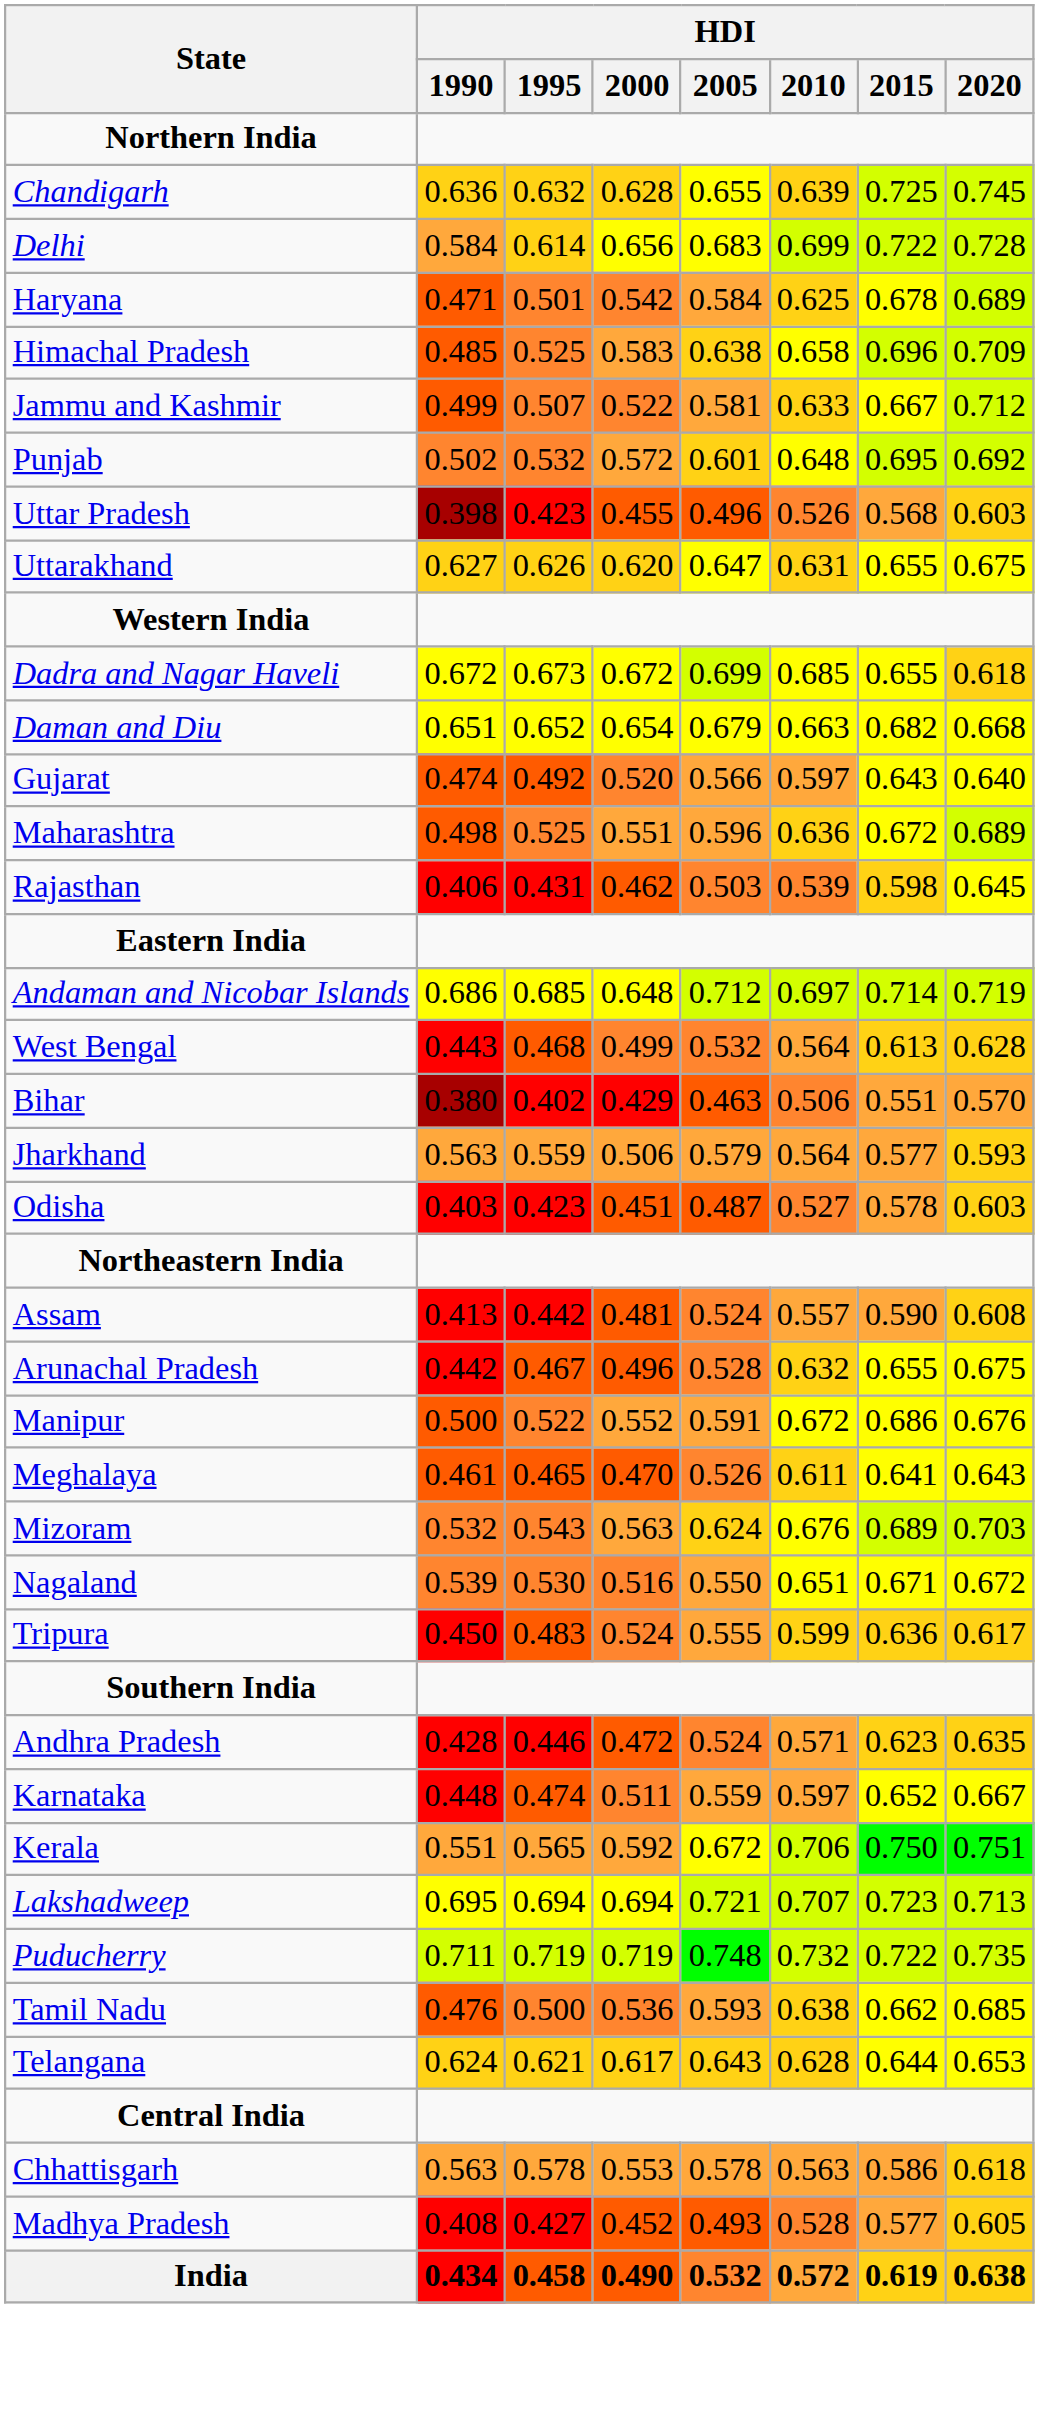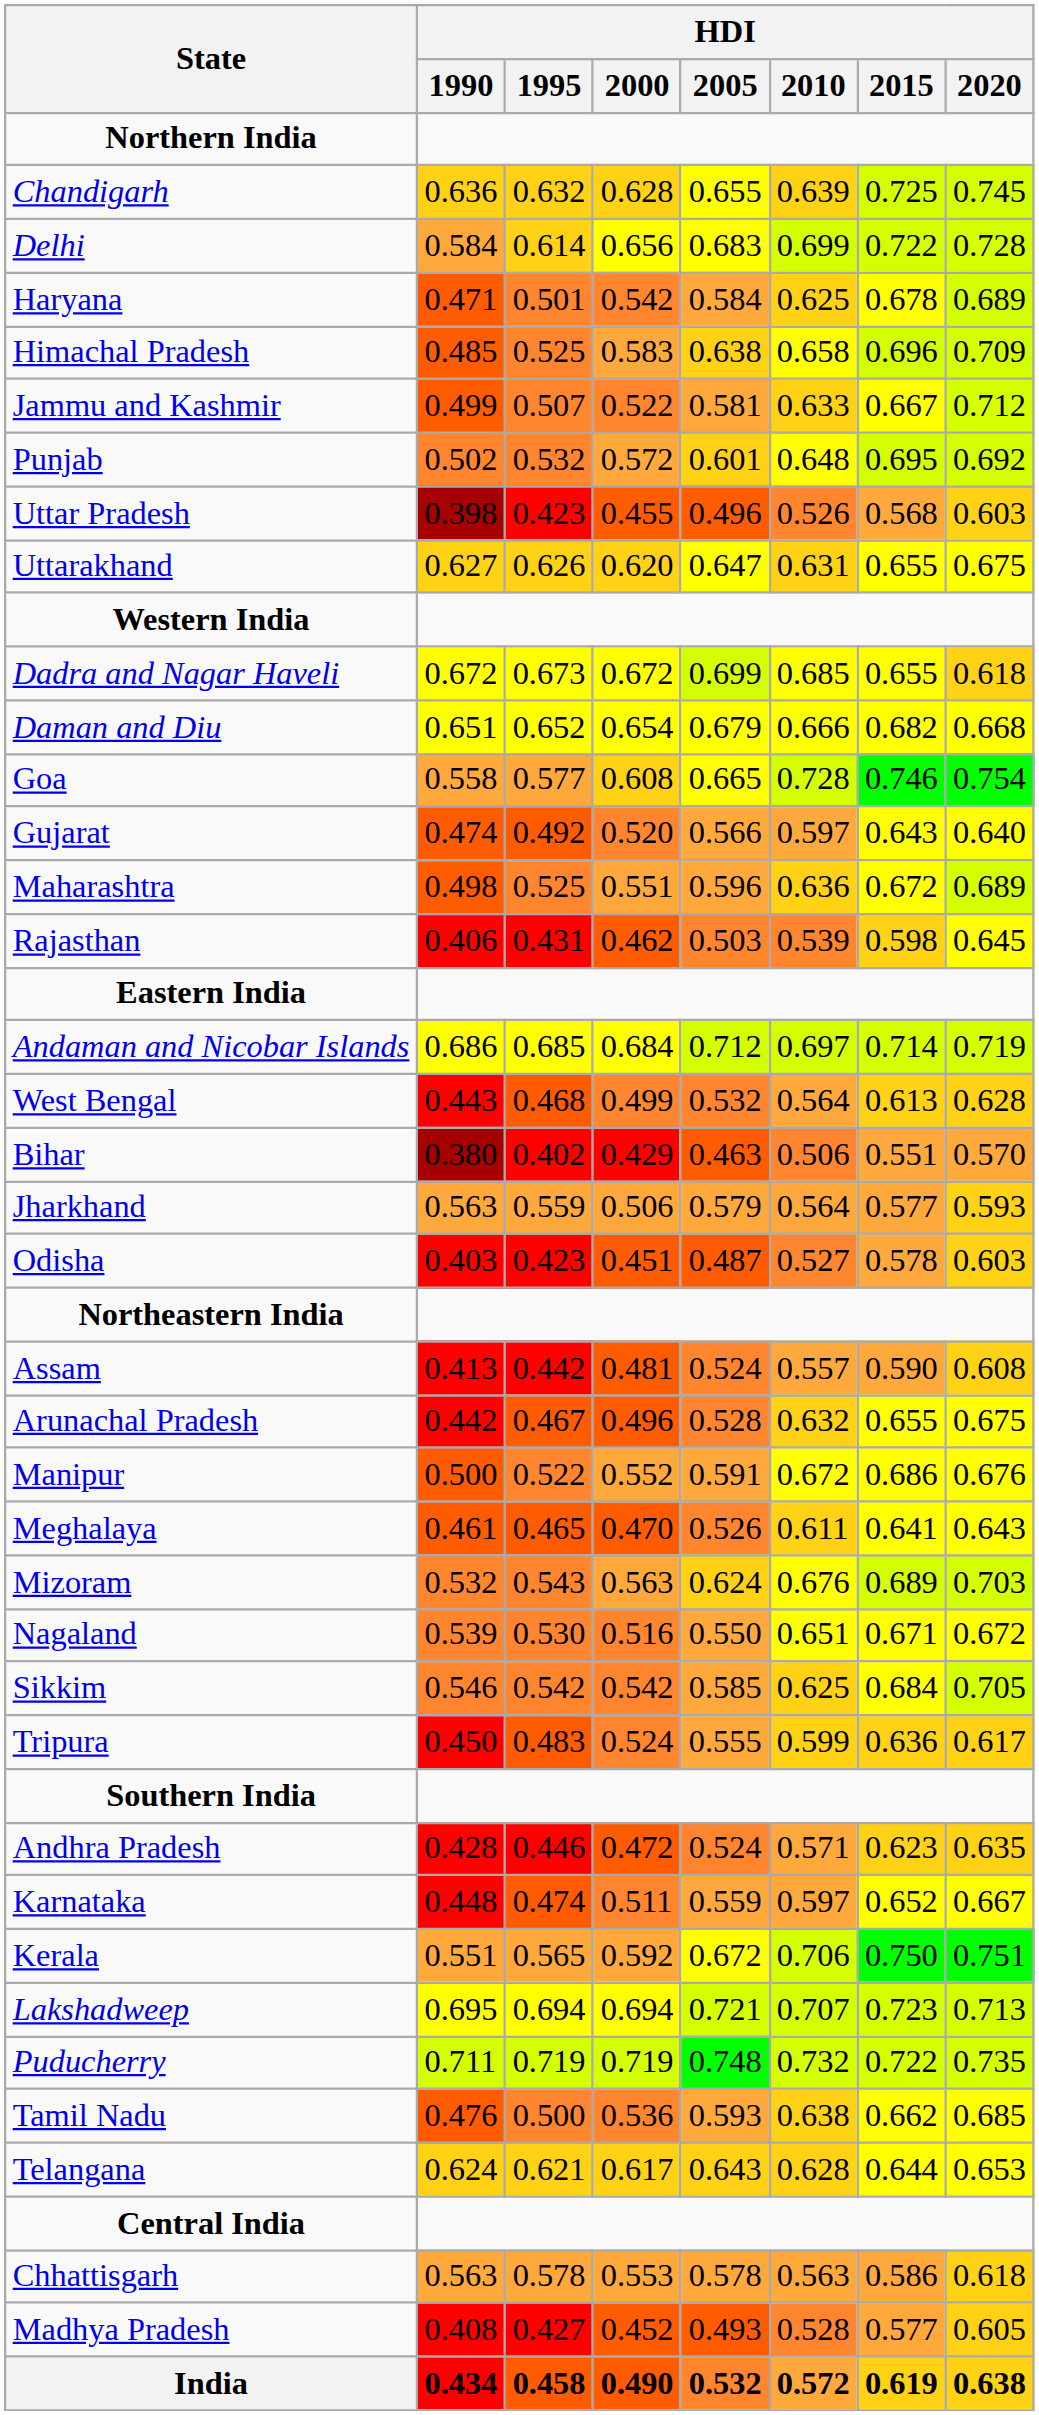(813, 726) 0.663 -> (813, 726) 0.666
+ row: (40, 779)
(637, 993) 0.648 -> (637, 1046) 0.684
+ row: (60, 1688)
